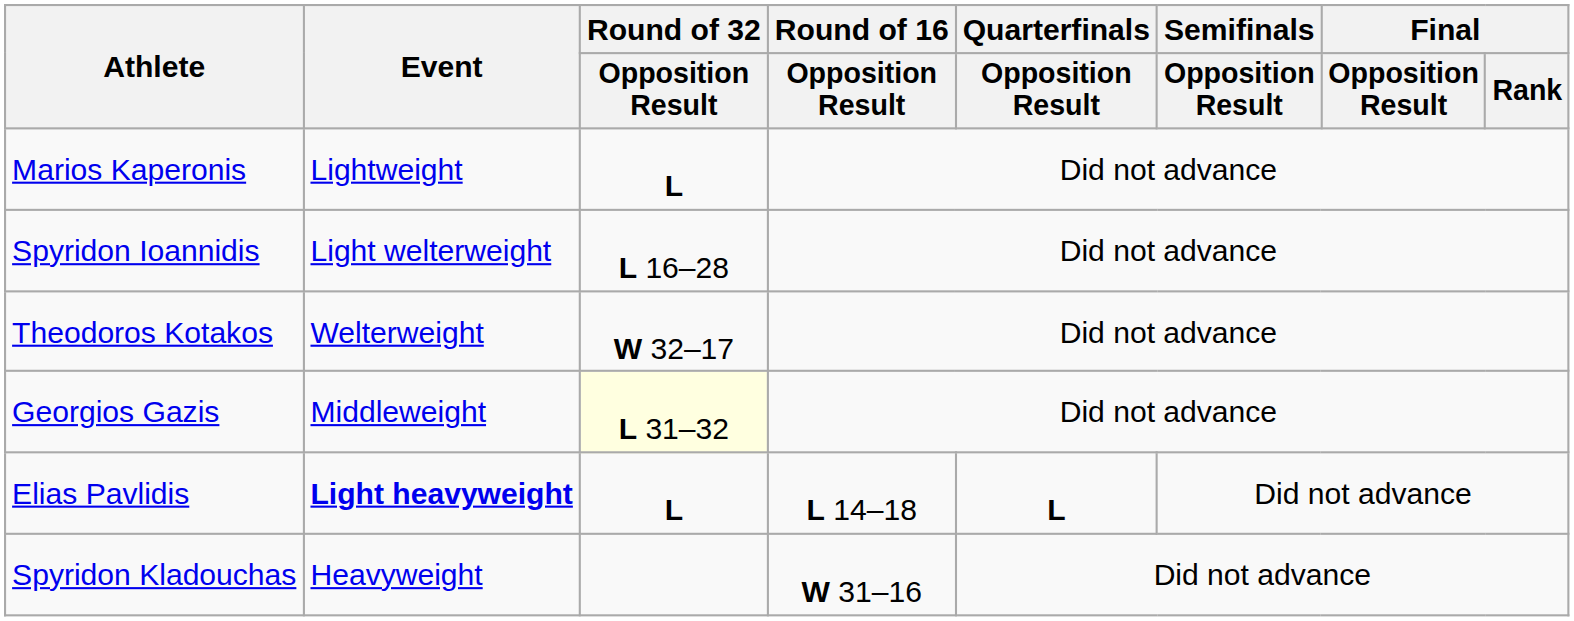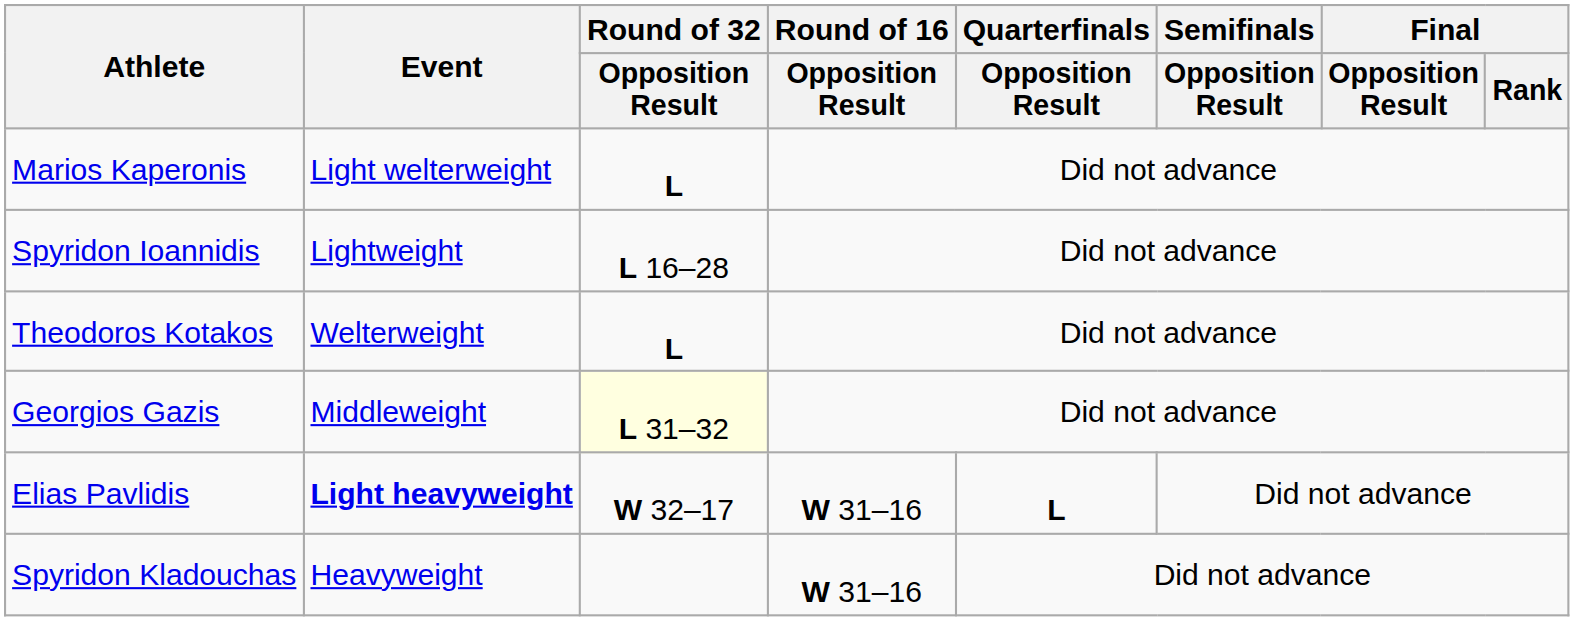(387, 170) Lightweight -> (431, 170) Light welterweight
(431, 251) Light welterweight -> (387, 251) Lightweight
(674, 348) W 32–17 -> (674, 348) L
(674, 510) L -> (674, 510) W 32–17
(862, 510) L 14–18 -> (862, 510) W 31–16
